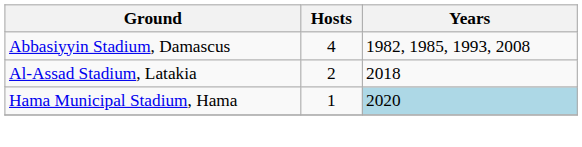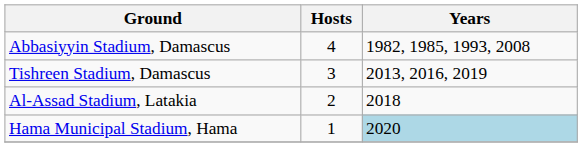+ row: (110, 73)
